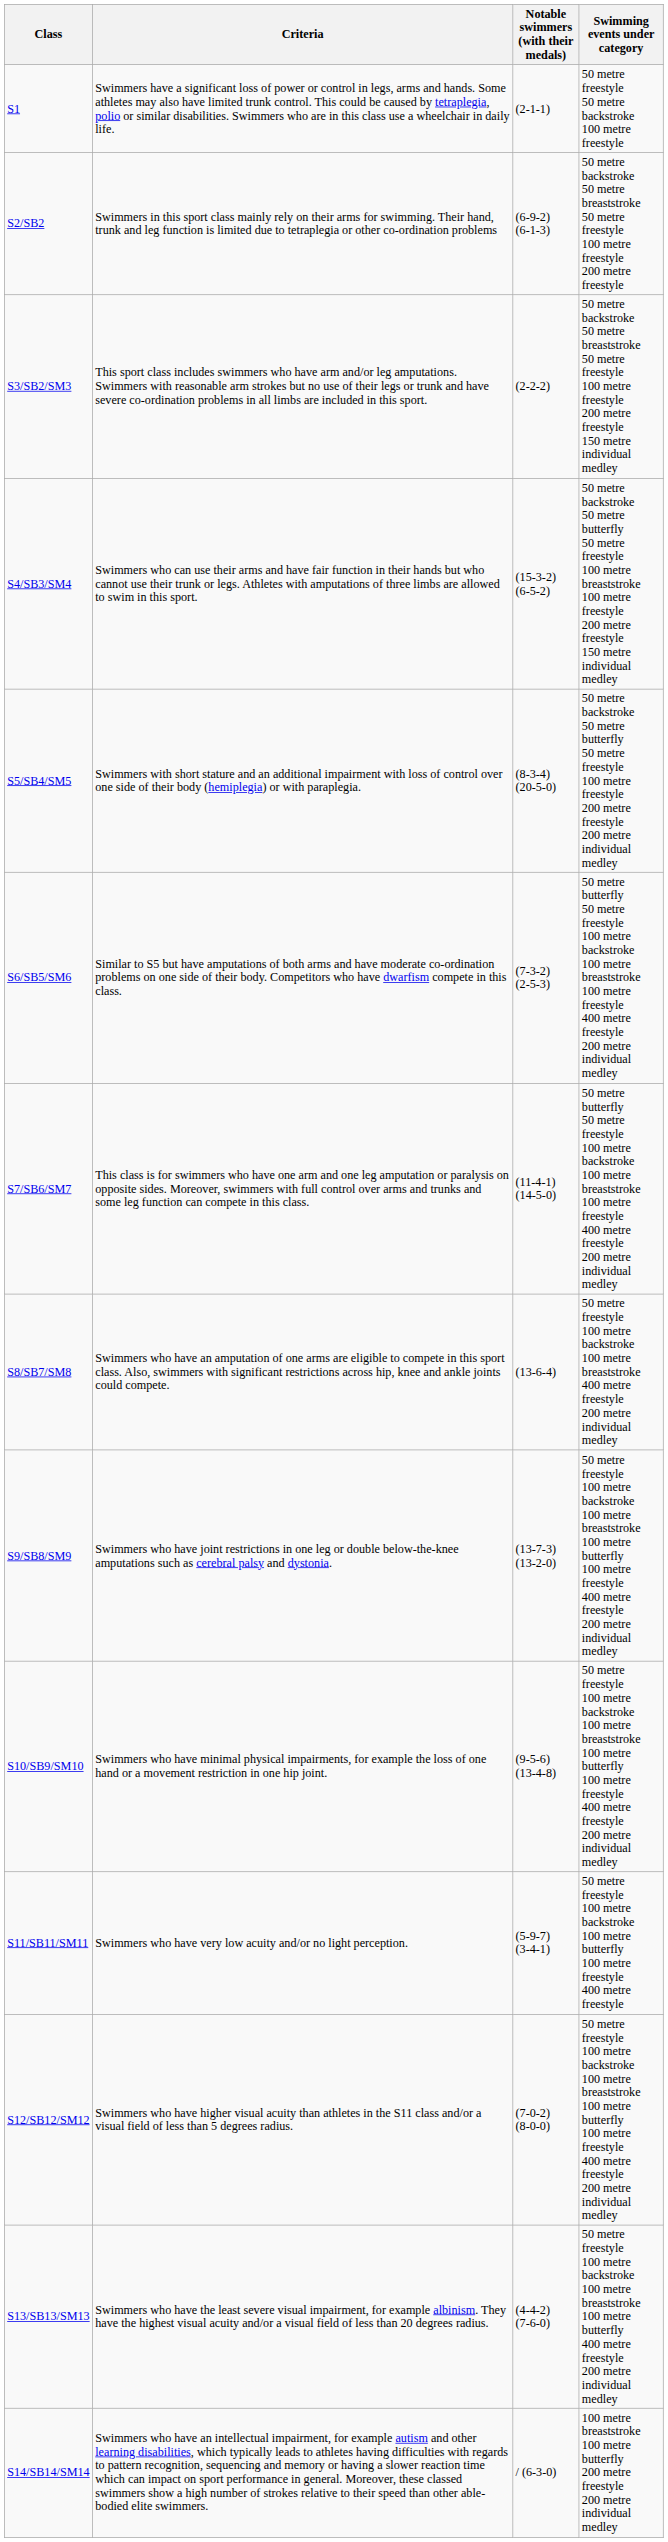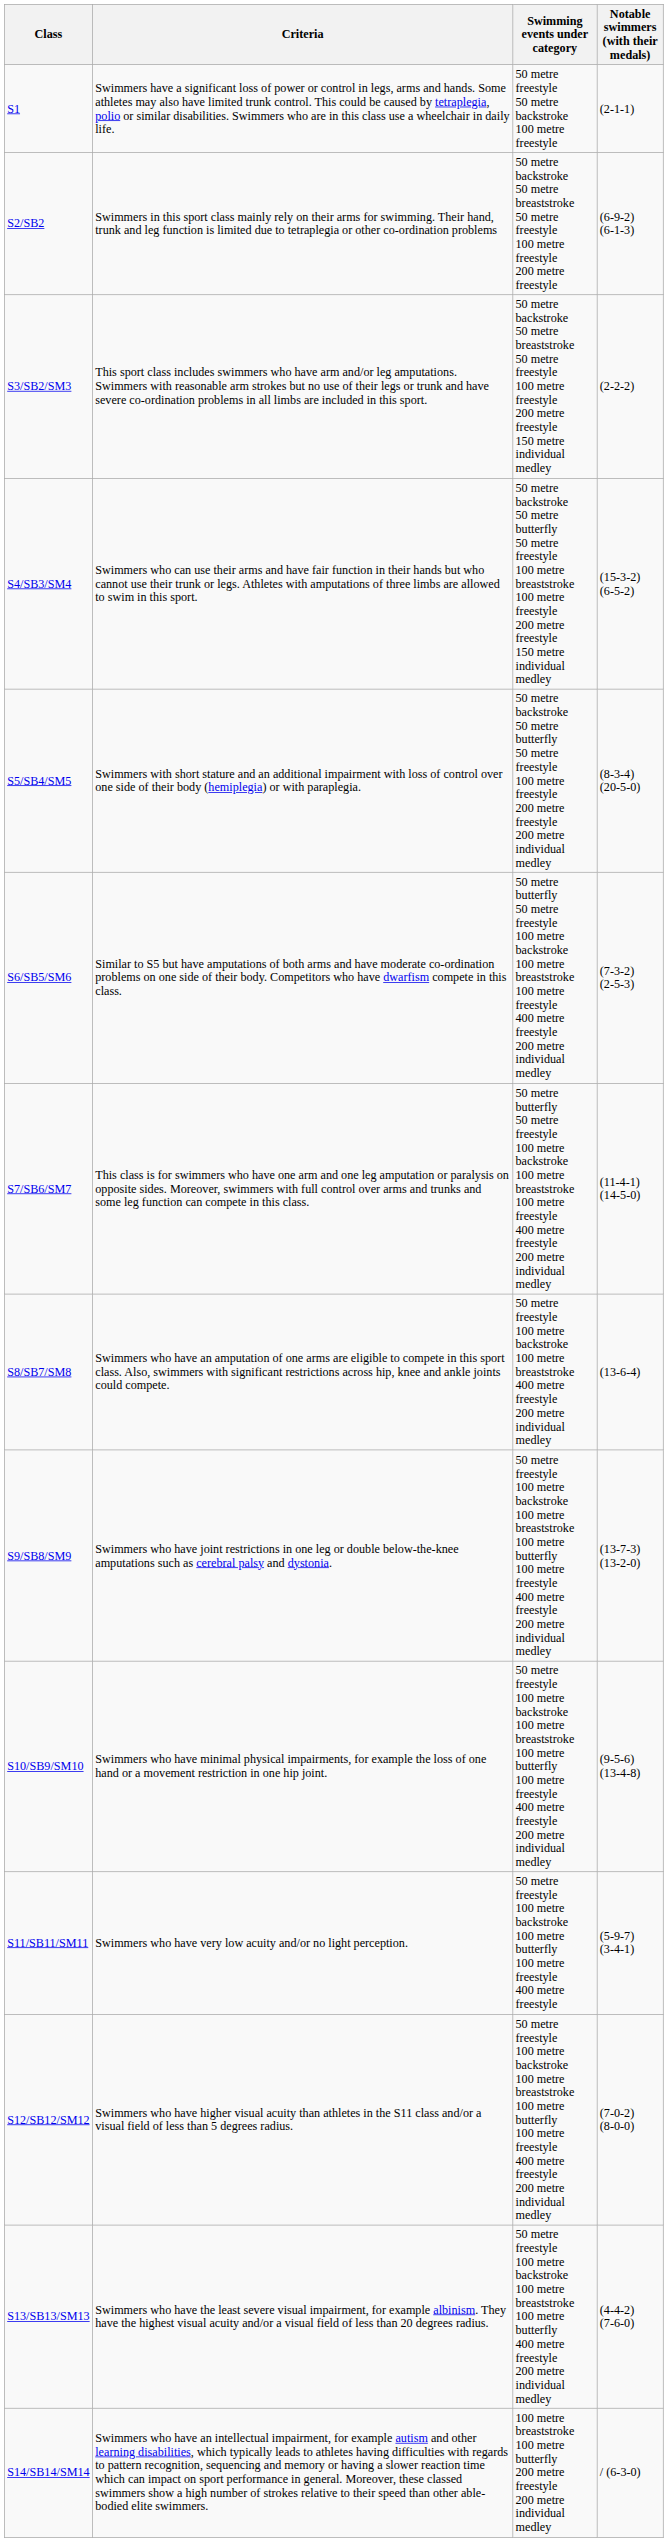columns swapped: (546, 34) <-> (621, 34)
